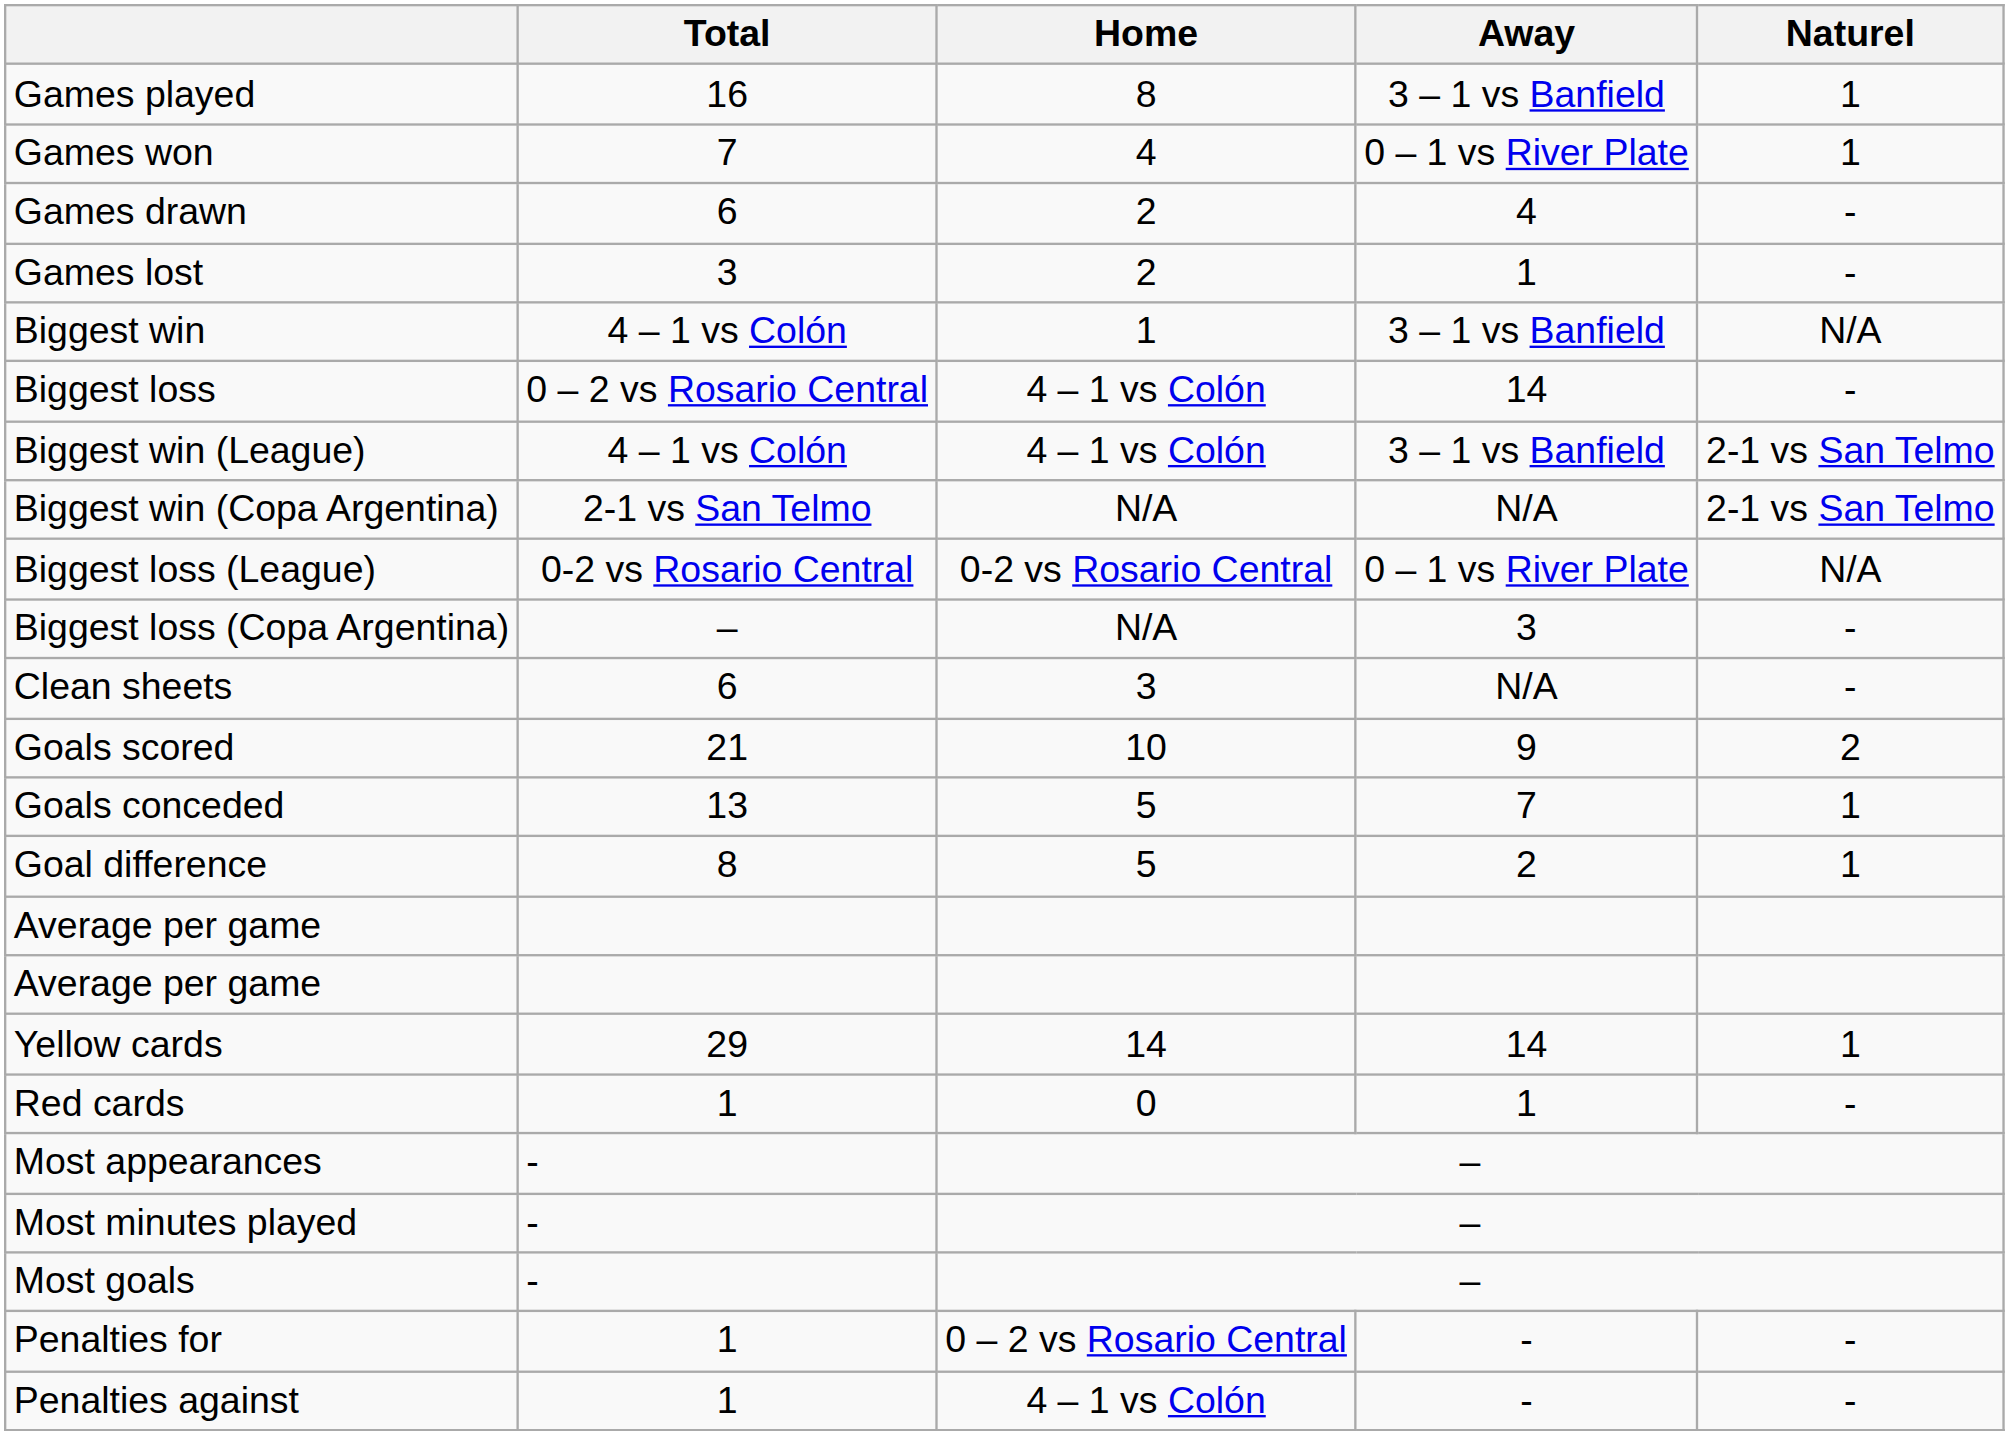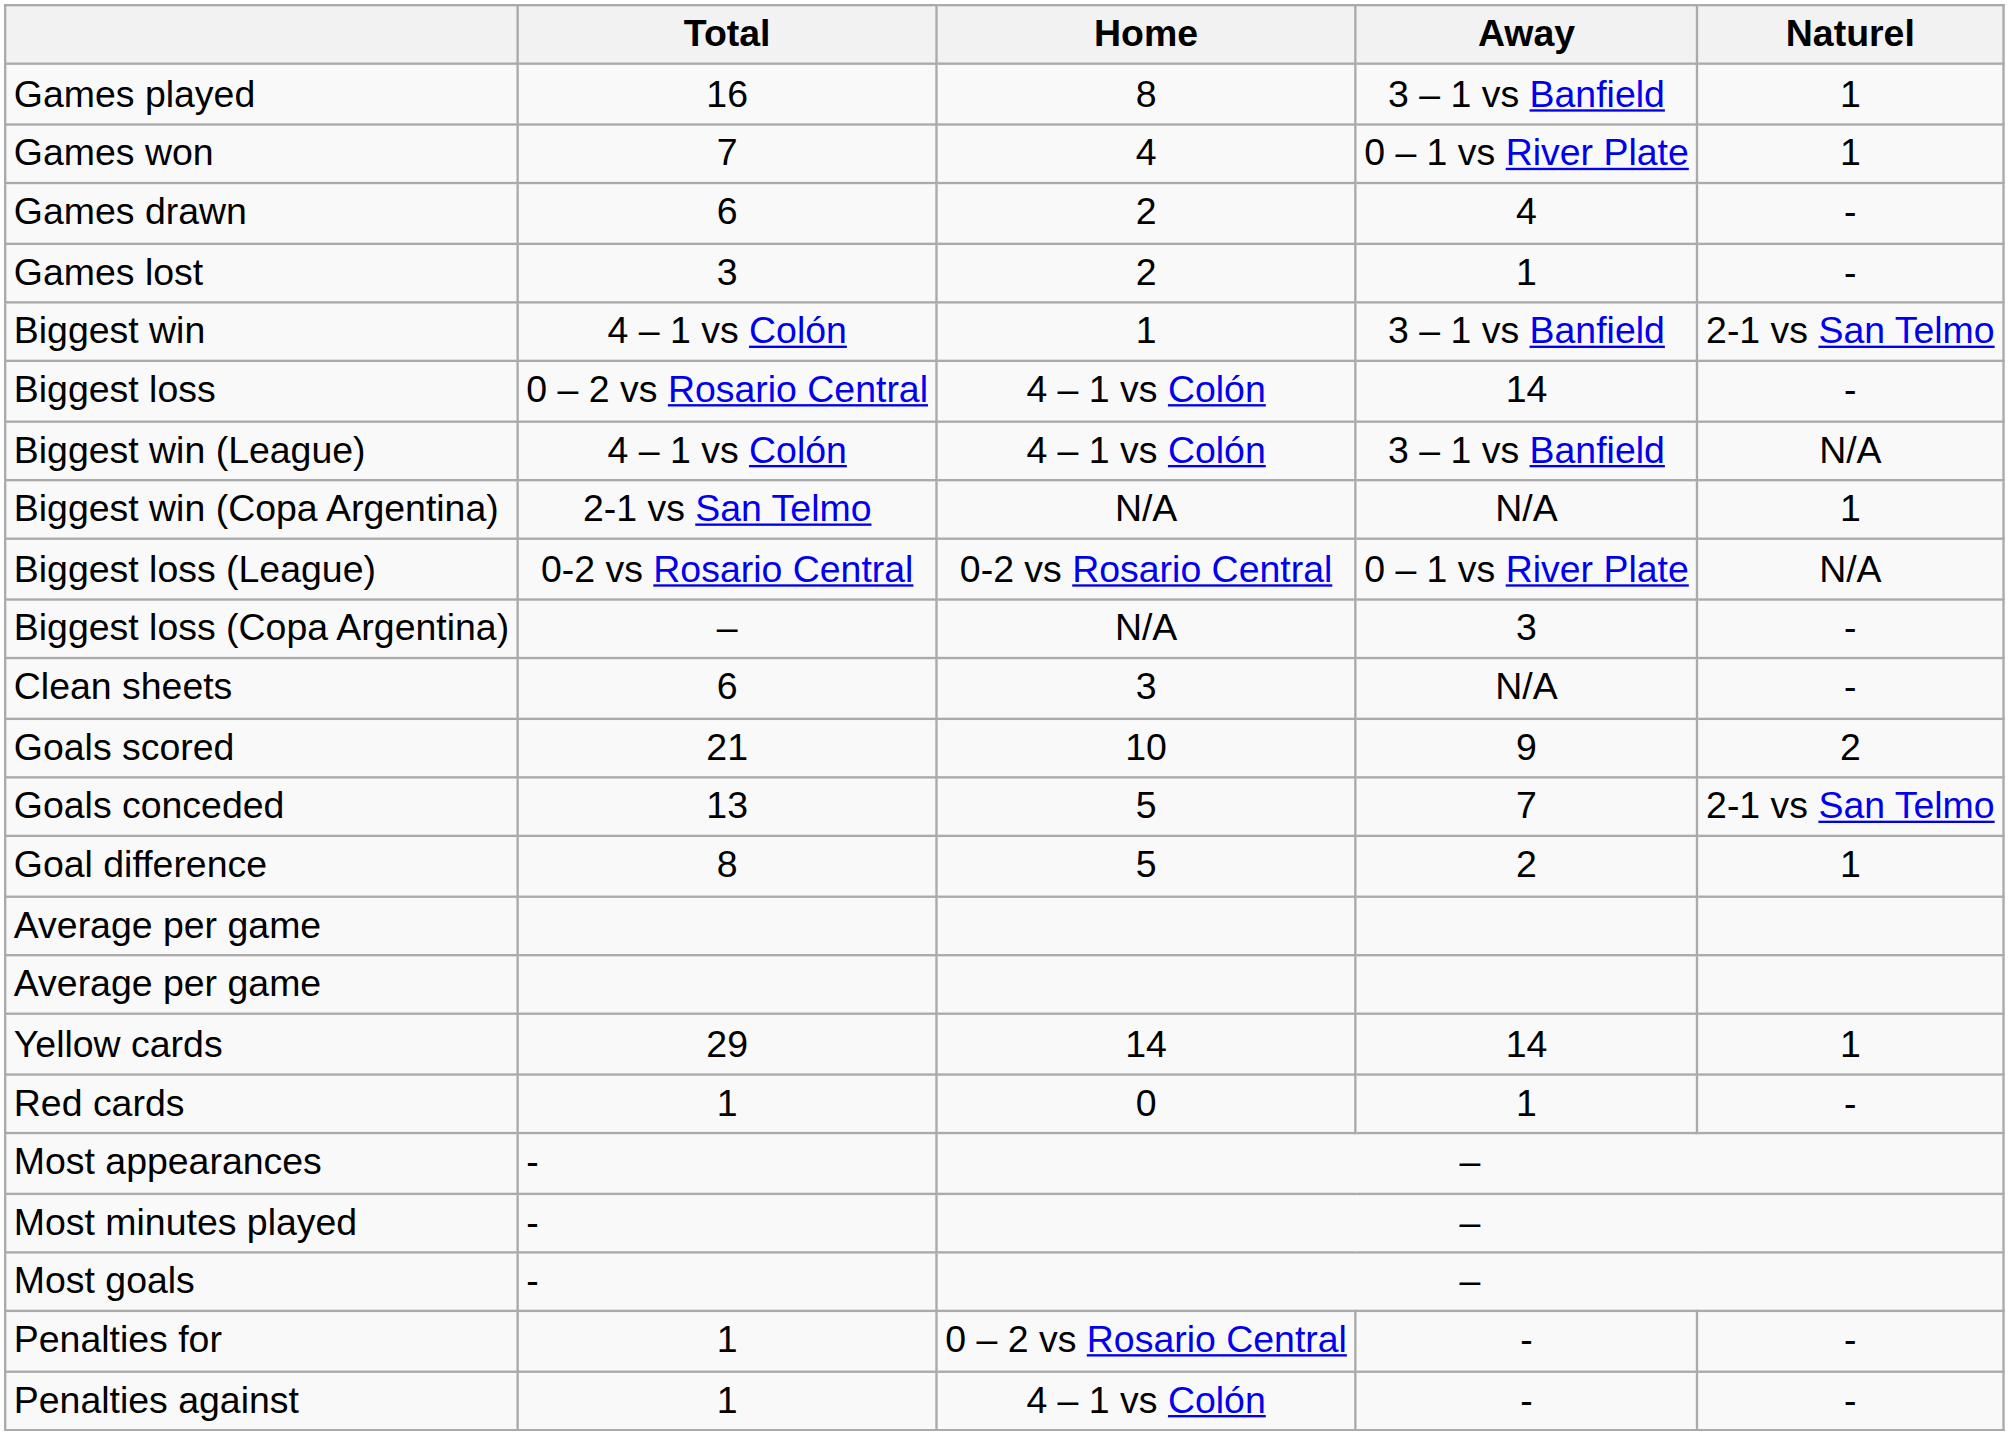(1850, 331) N/A -> (1850, 331) 2-1 vs San Telmo
(1850, 449) 2-1 vs San Telmo -> (1850, 449) N/A
(1850, 509) 2-1 vs San Telmo -> (1850, 509) 1
(1850, 806) 1 -> (1850, 806) 2-1 vs San Telmo
